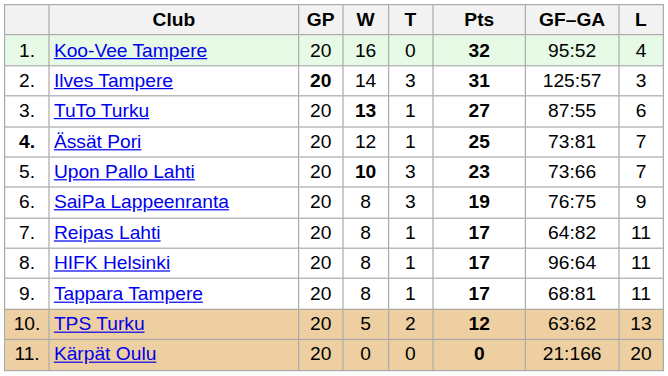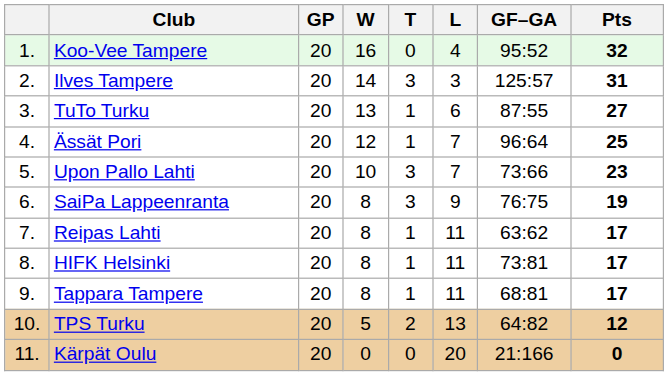columns swapped: (641, 19) <-> (479, 19)
(321, 80) bold -> (321, 80) normal
(366, 111) bold -> (366, 111) normal
(27, 141) bold -> (27, 141) normal
(572, 141) 73:81 -> (524, 141) 96:64
(366, 171) bold -> (366, 171) normal
(572, 232) 64:82 -> (524, 232) 63:62
(572, 263) 96:64 -> (524, 263) 73:81
(572, 324) 63:62 -> (524, 324) 64:82
